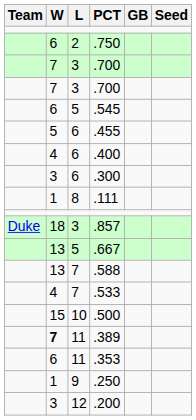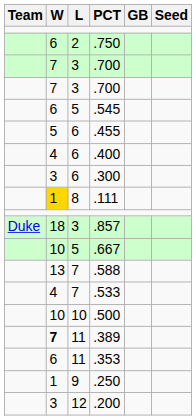(53, 198) no background -> (53, 198) gold background
(57, 249) 13 -> (57, 249) 10
(57, 315) 15 -> (57, 315) 10
